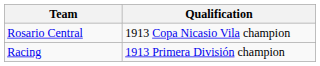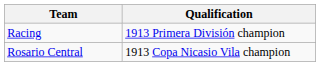rows swapped: (24, 52) <-> (45, 33)
